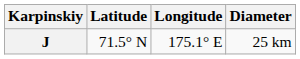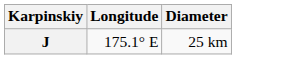- column: (119, 16)
